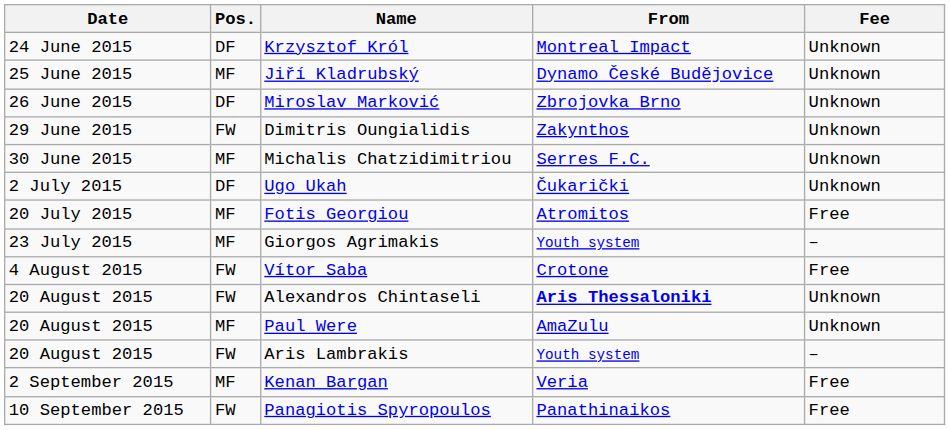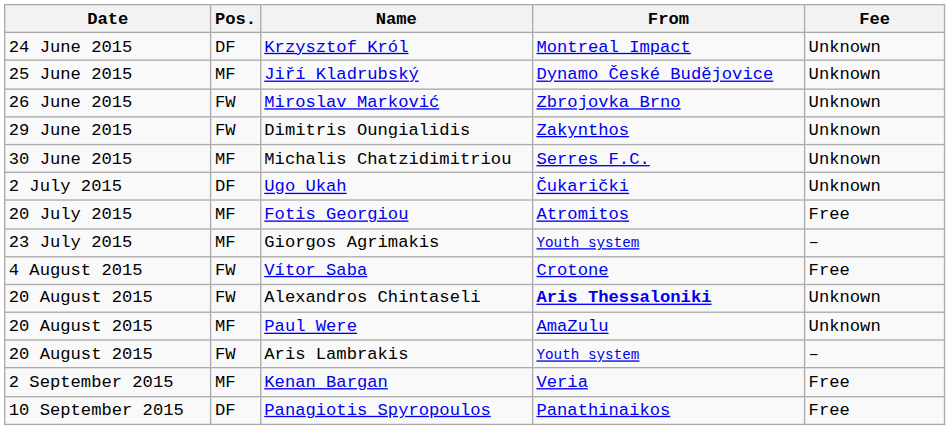(225, 103) DF -> (225, 103) FW
(225, 410) FW -> (225, 410) DF
